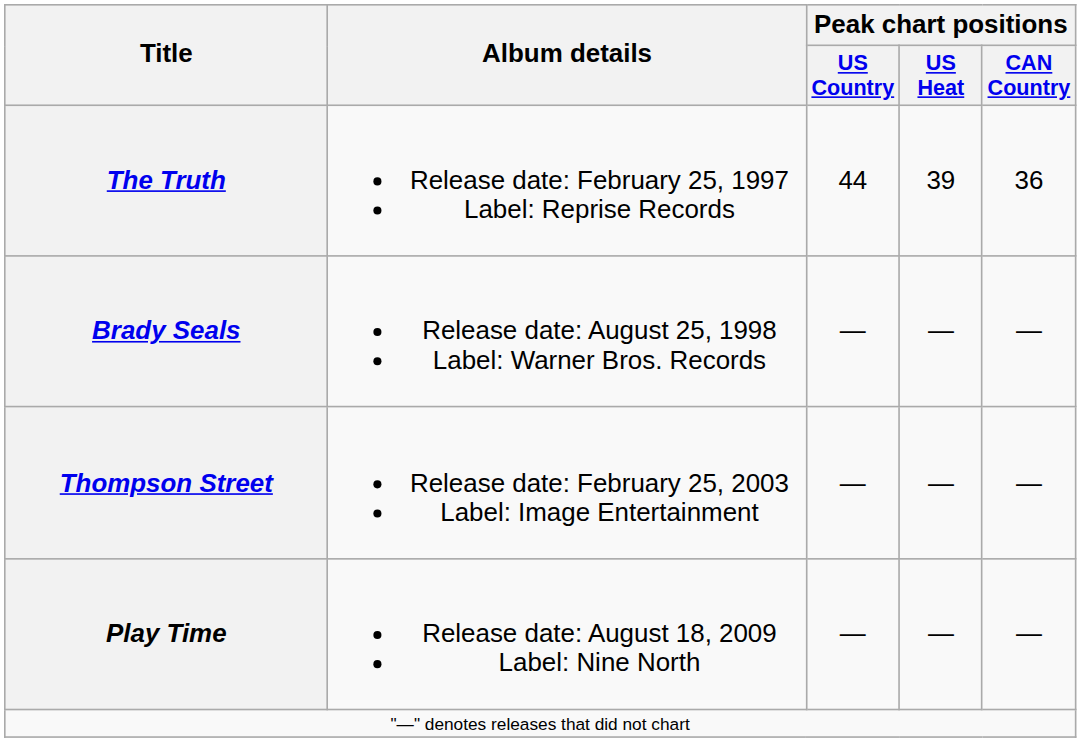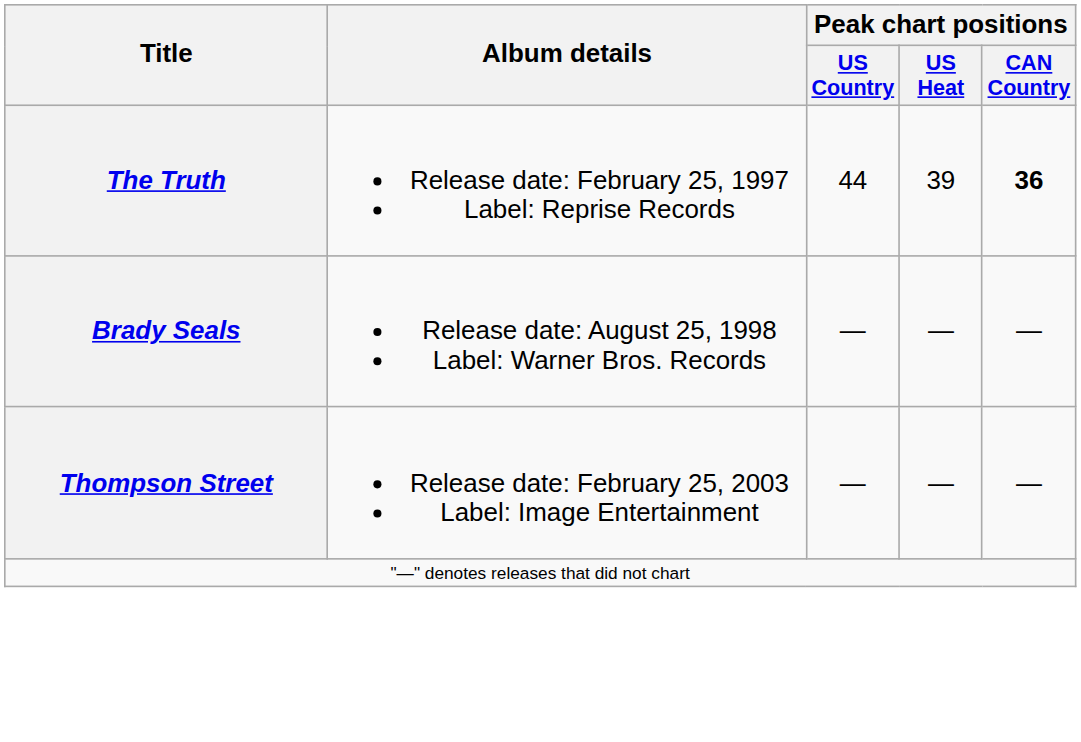(1029, 180) normal -> (1029, 180) bold
- row: (166, 633)
